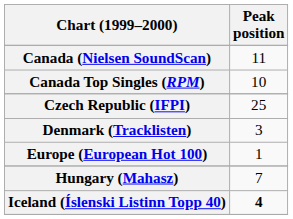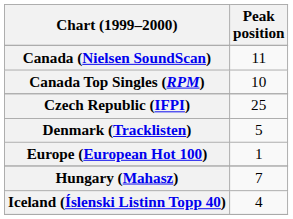(259, 130) 3 -> (259, 130) 5
(259, 202) bold -> (259, 202) normal
